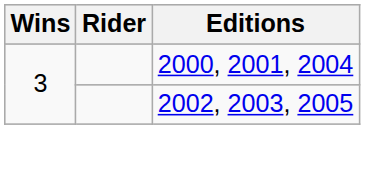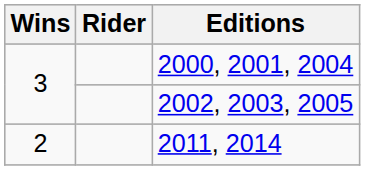+ row: (220, 143)
